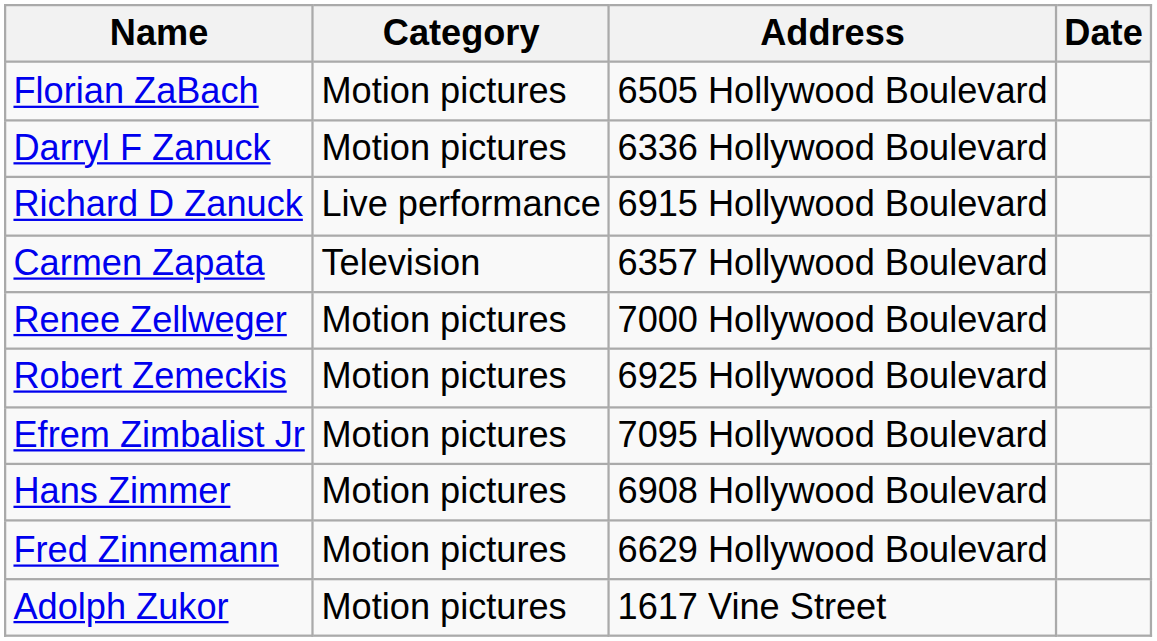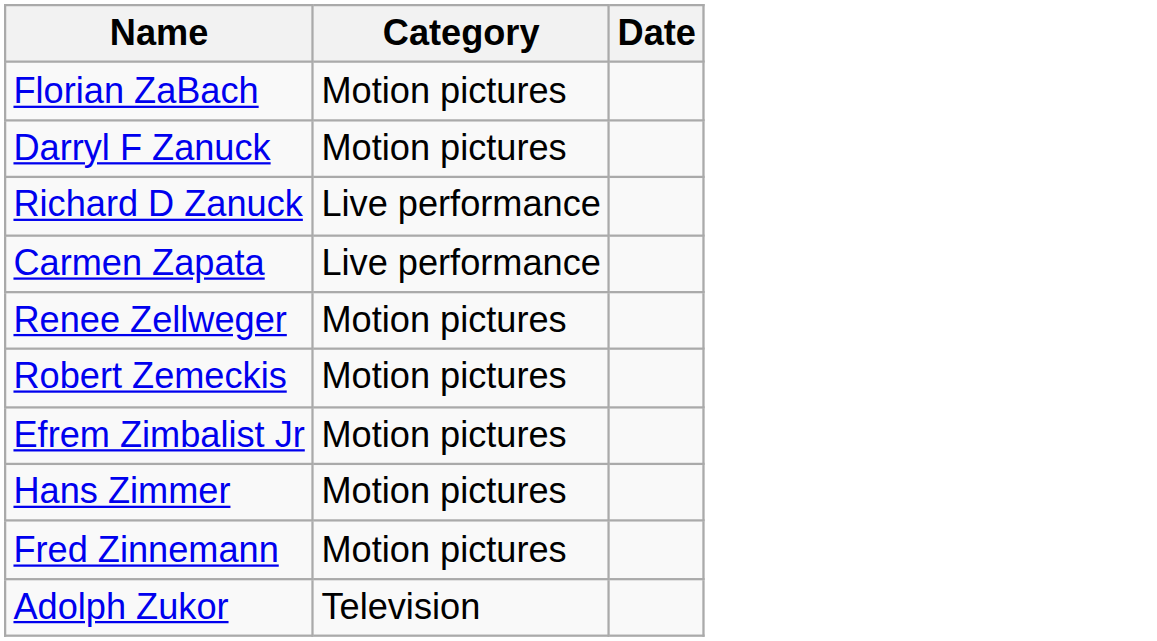- column: (833, 33)
(401, 262) Television -> (461, 262) Live performance
(444, 606) Motion pictures -> (401, 606) Television
